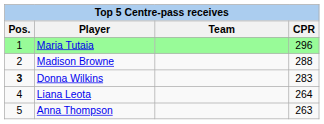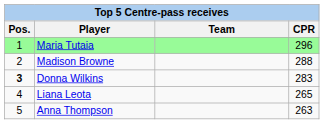(304, 95) 264 -> (304, 95) 265
